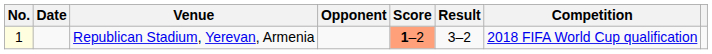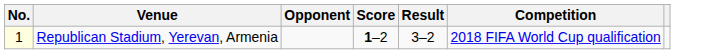- column: (52, 15)
(412, 37) lightsalmon background -> (376, 37) no background
